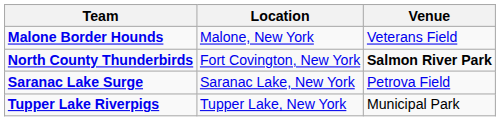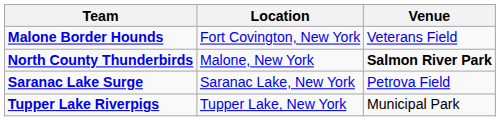(257, 38) Malone, New York -> (280, 38) Fort Covington, New York
(280, 60) Fort Covington, New York -> (257, 60) Malone, New York
